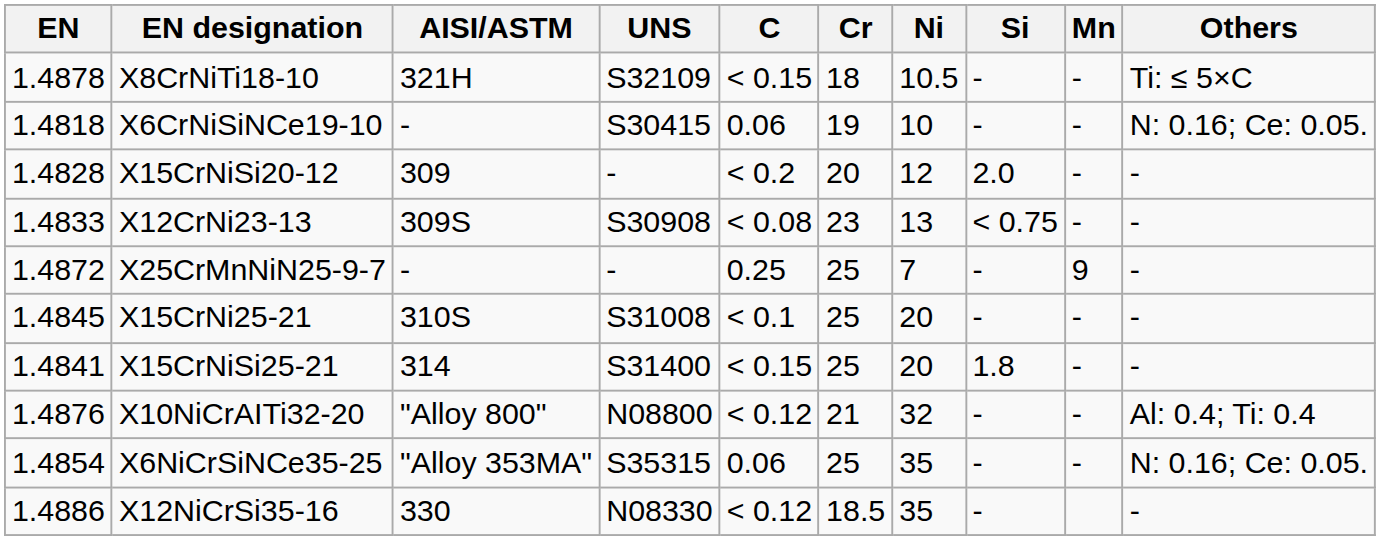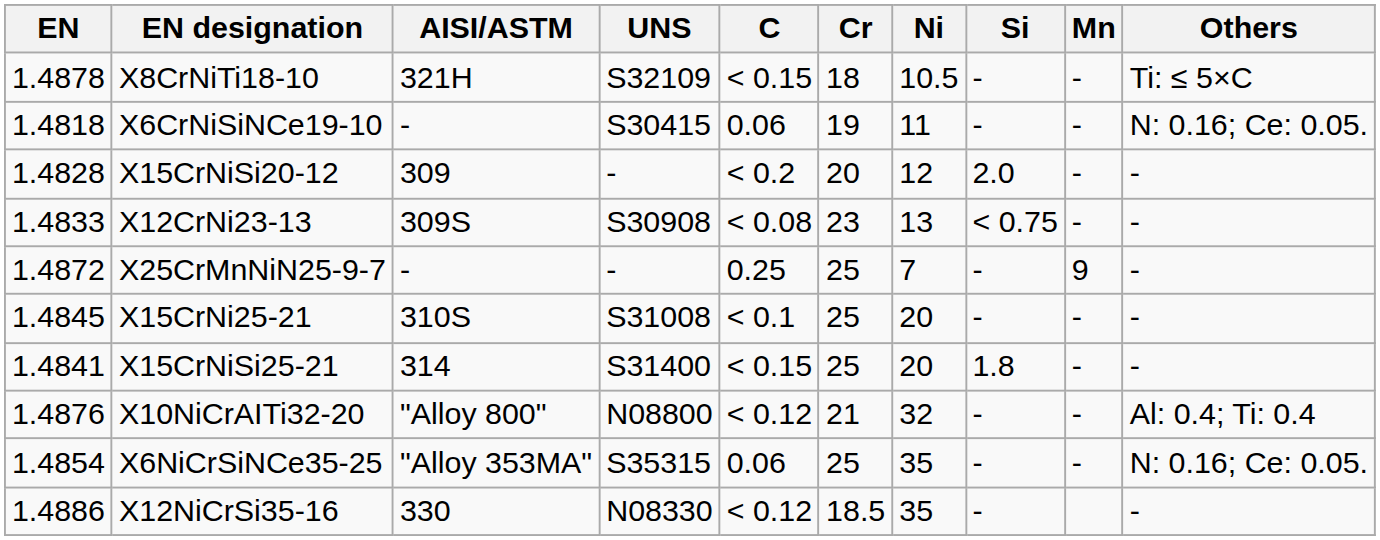(916, 125) 10 -> (915, 125) 11
